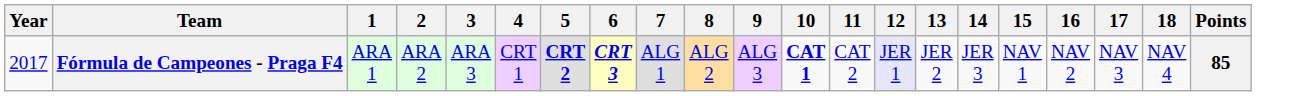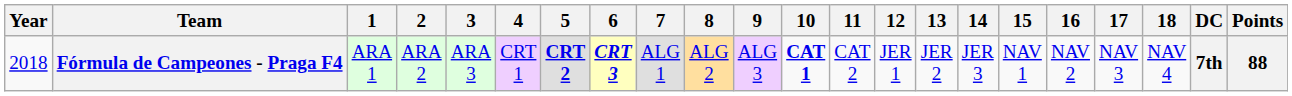+ column: (1209, 19)
(28, 62) 2017 -> (28, 62) 2018
(896, 62) lavender background -> (896, 62) no background
(1221, 62) 85 -> (1258, 62) 88
